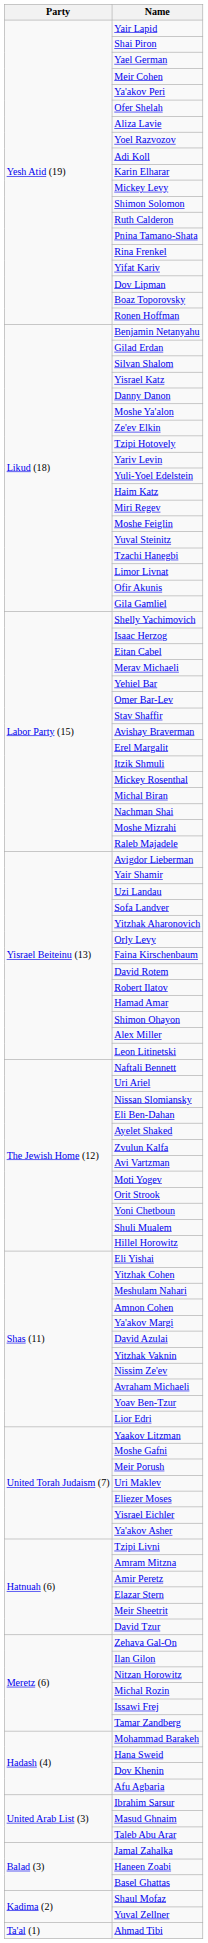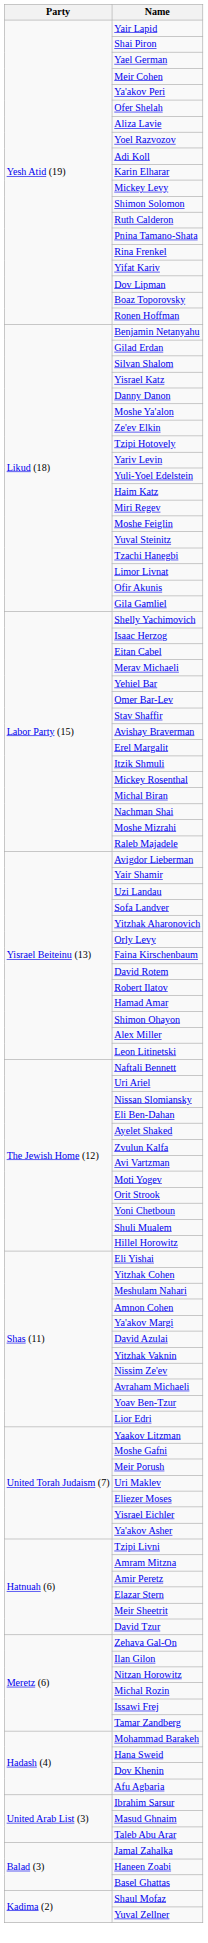- row: (138, 1930)
